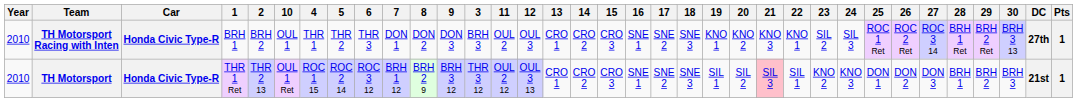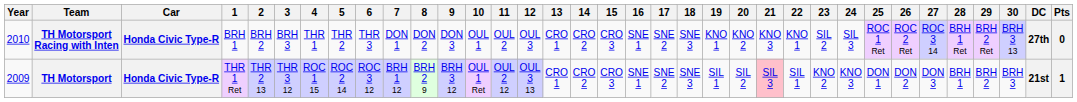columns swapped: (478, 12) <-> (287, 12)
(1062, 39) 1 -> (1062, 39) 0
(18, 78) 2010 -> (18, 78) 2009
